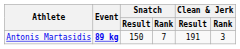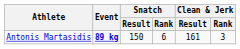(164, 37) 7 -> (164, 37) 6
(193, 37) 191 -> (193, 37) 161
